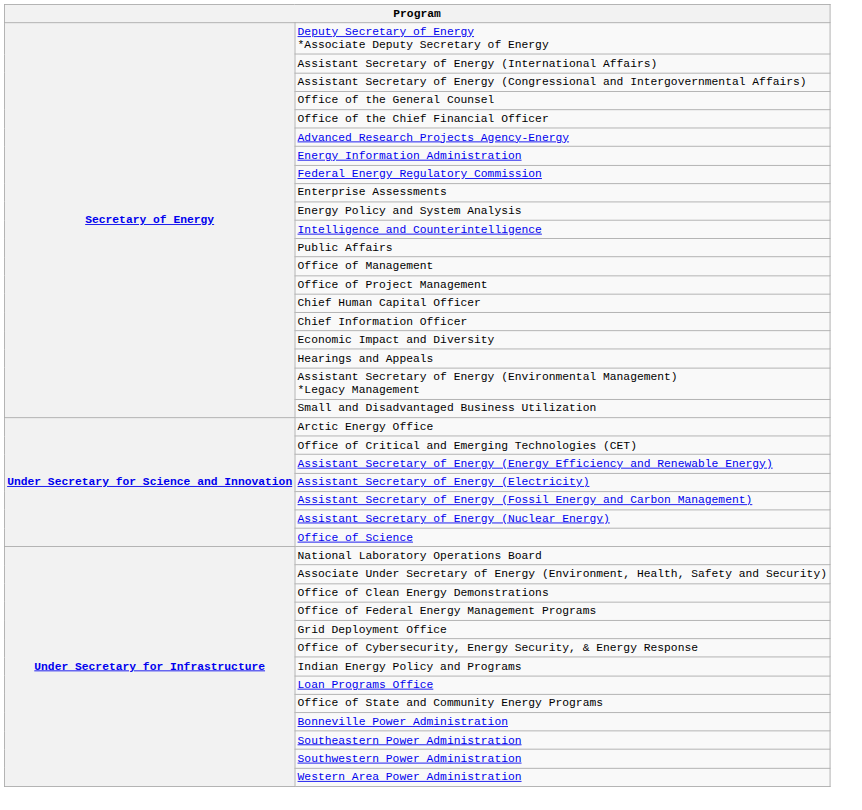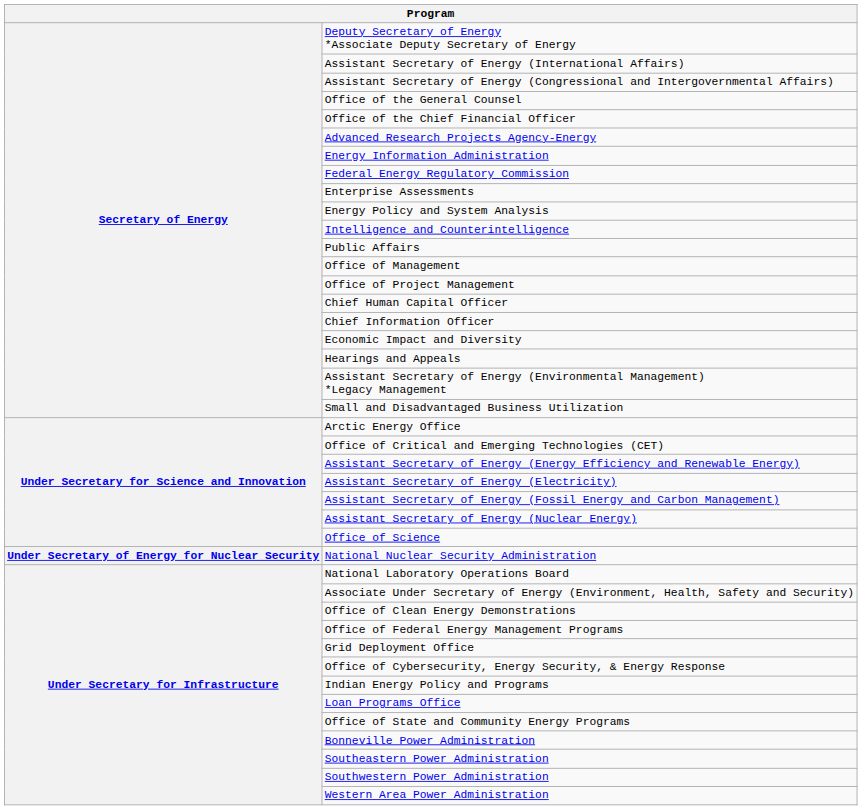+ row: (460, 556)
